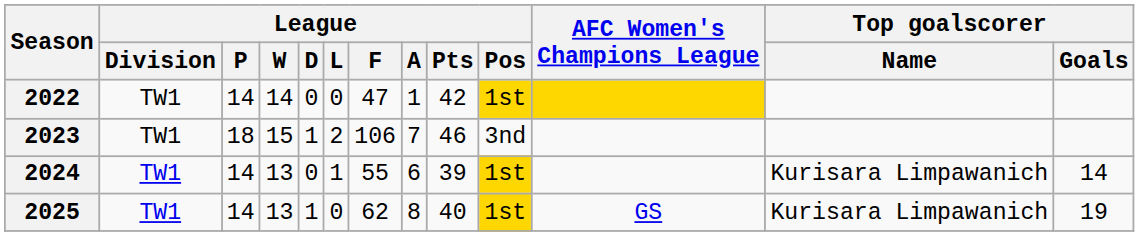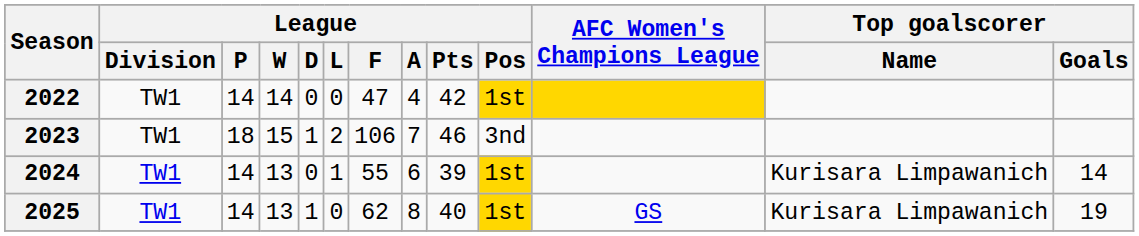(414, 99) 1 -> (414, 99) 4
